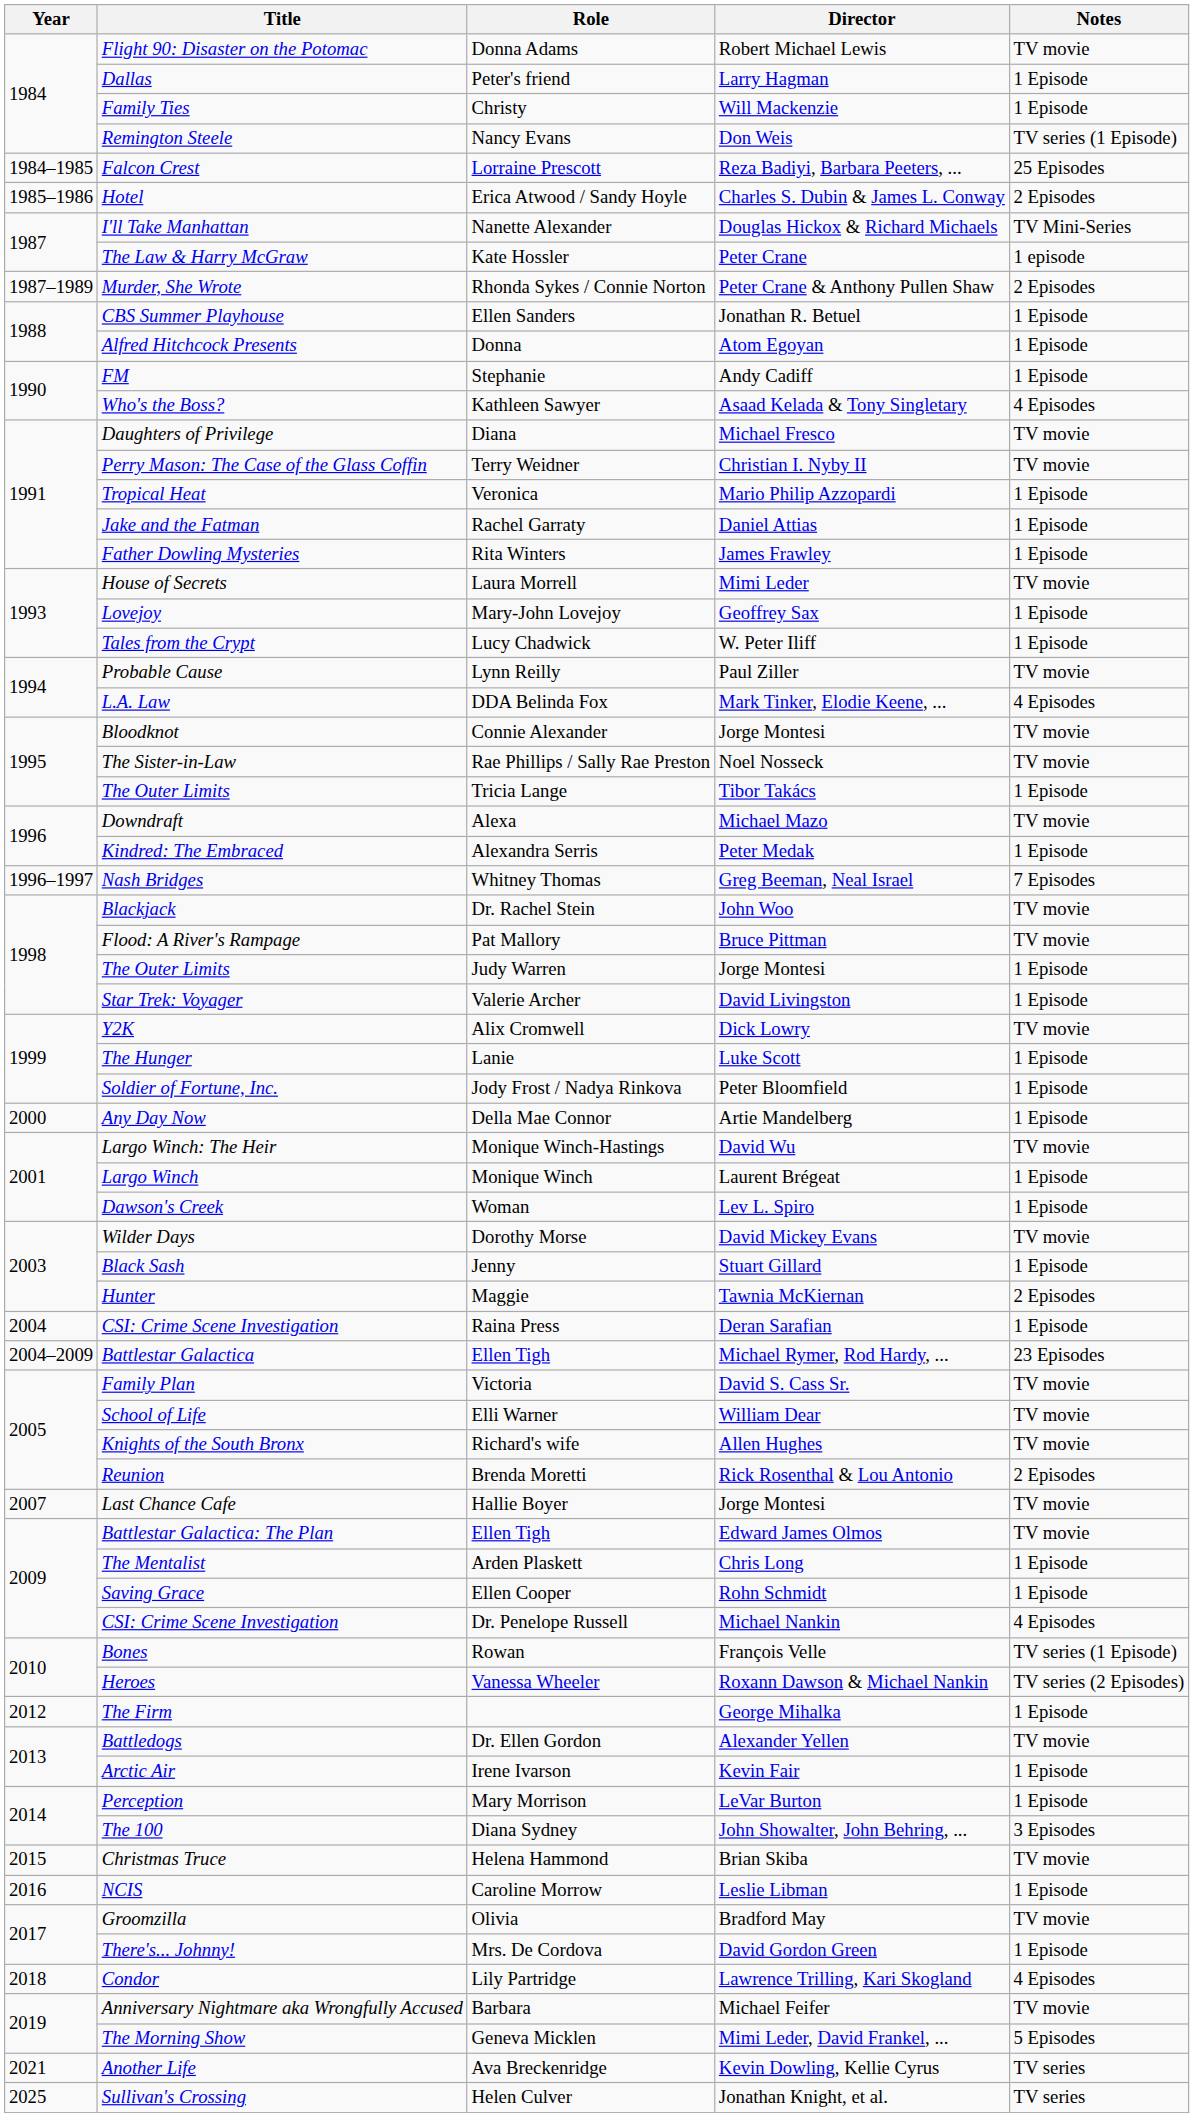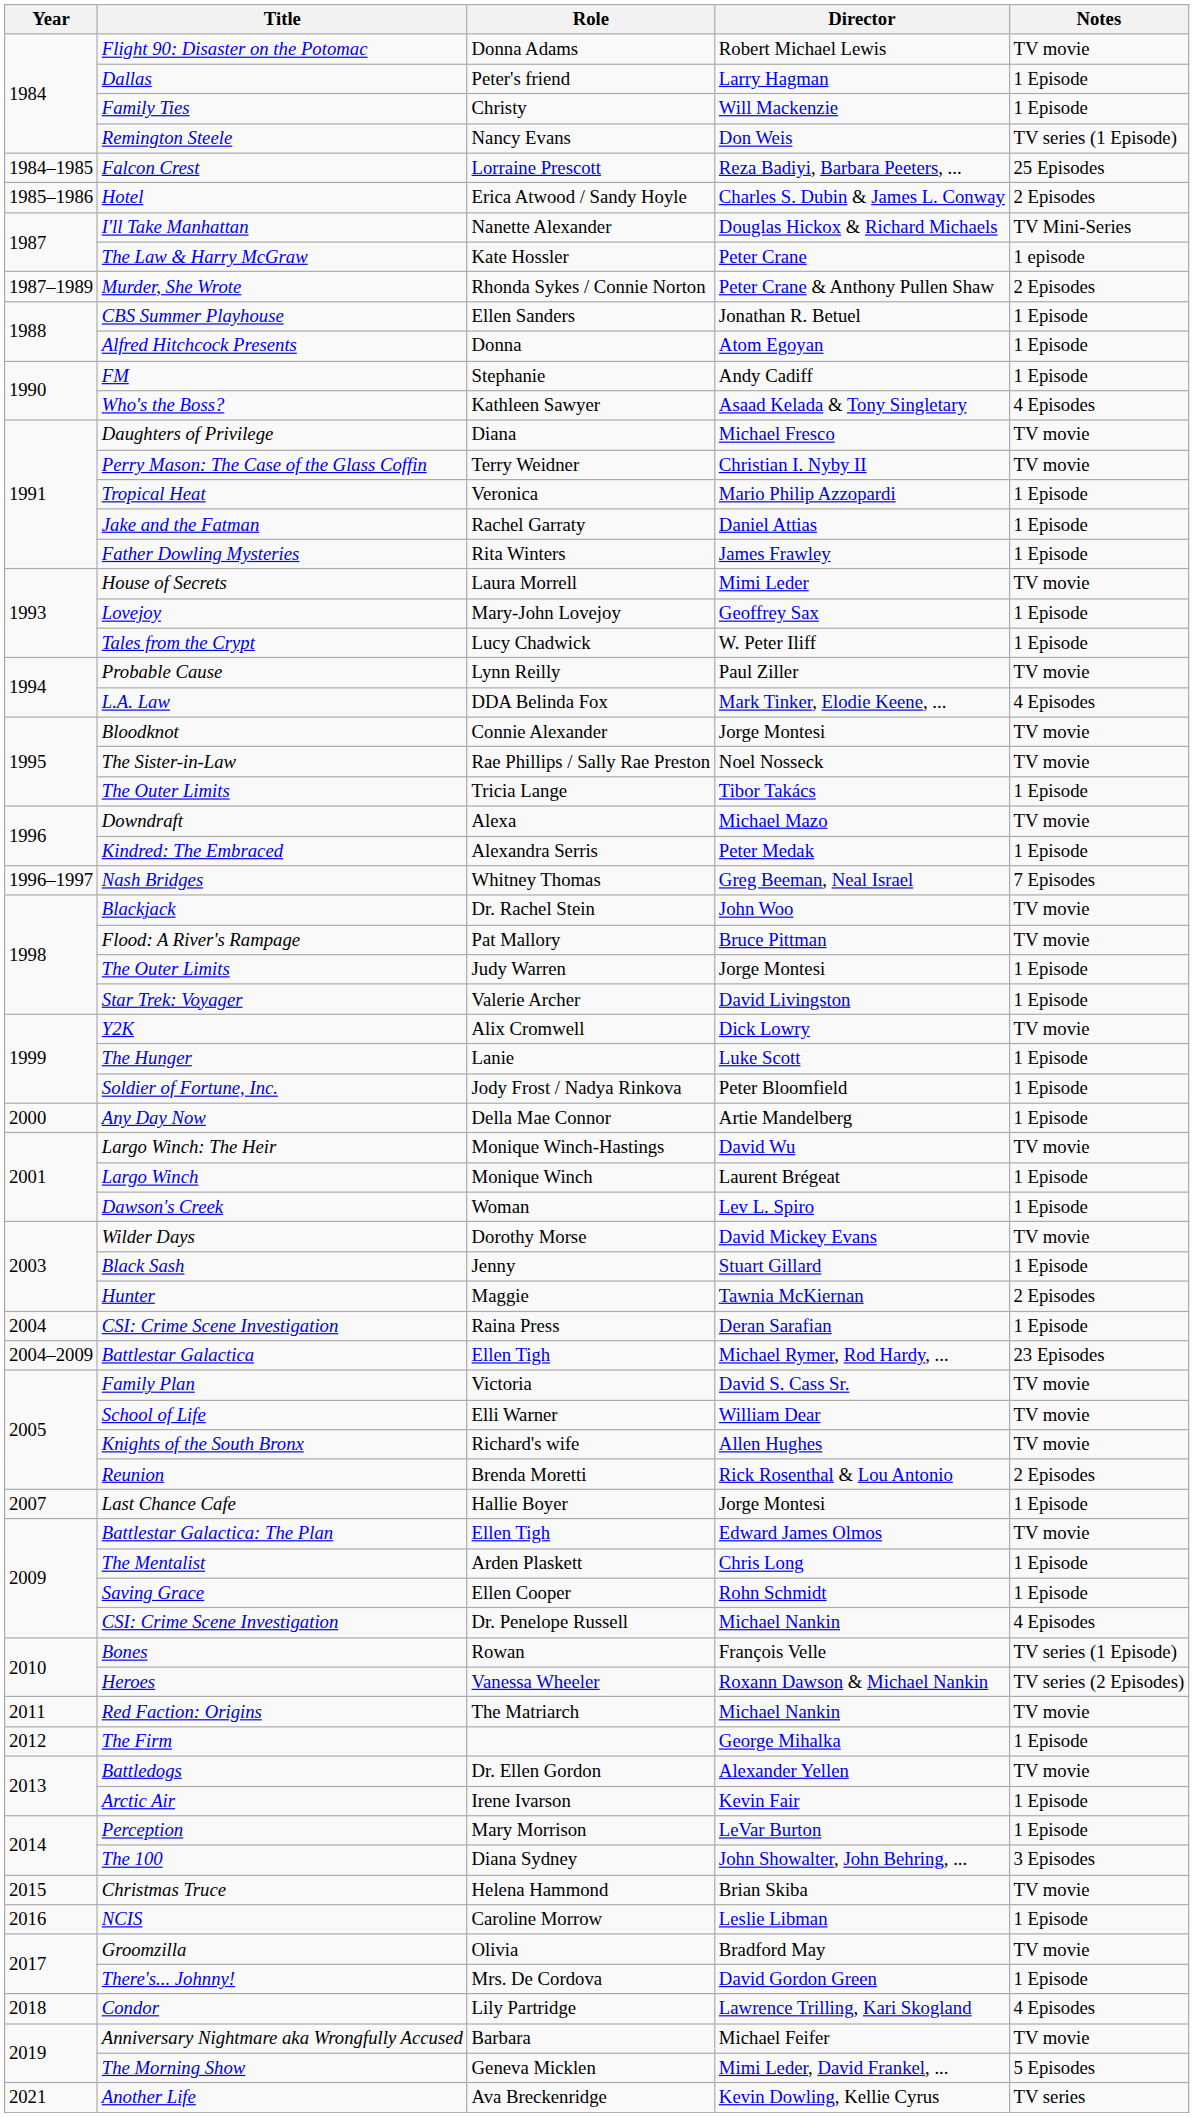(1052, 1503) TV movie -> (1051, 1503) 1 Episode
+ row: (182, 1711)
- row: (174, 2097)
